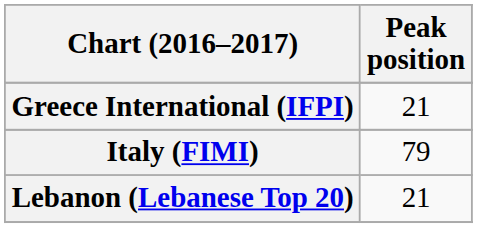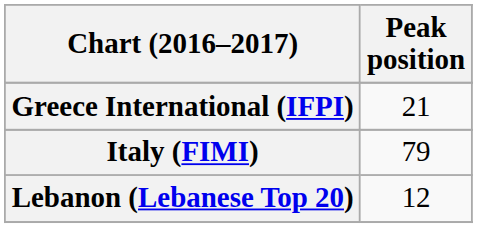(416, 197) 21 -> (416, 197) 12
